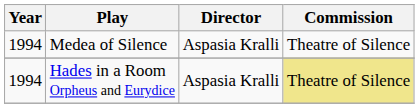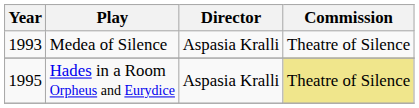(25, 44) 1994 -> (25, 44) 1993
(25, 80) 1994 -> (25, 80) 1995
